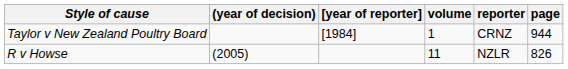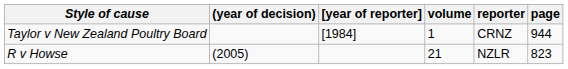(434, 53) 11 -> (435, 53) 21
(541, 53) 826 -> (541, 53) 823
